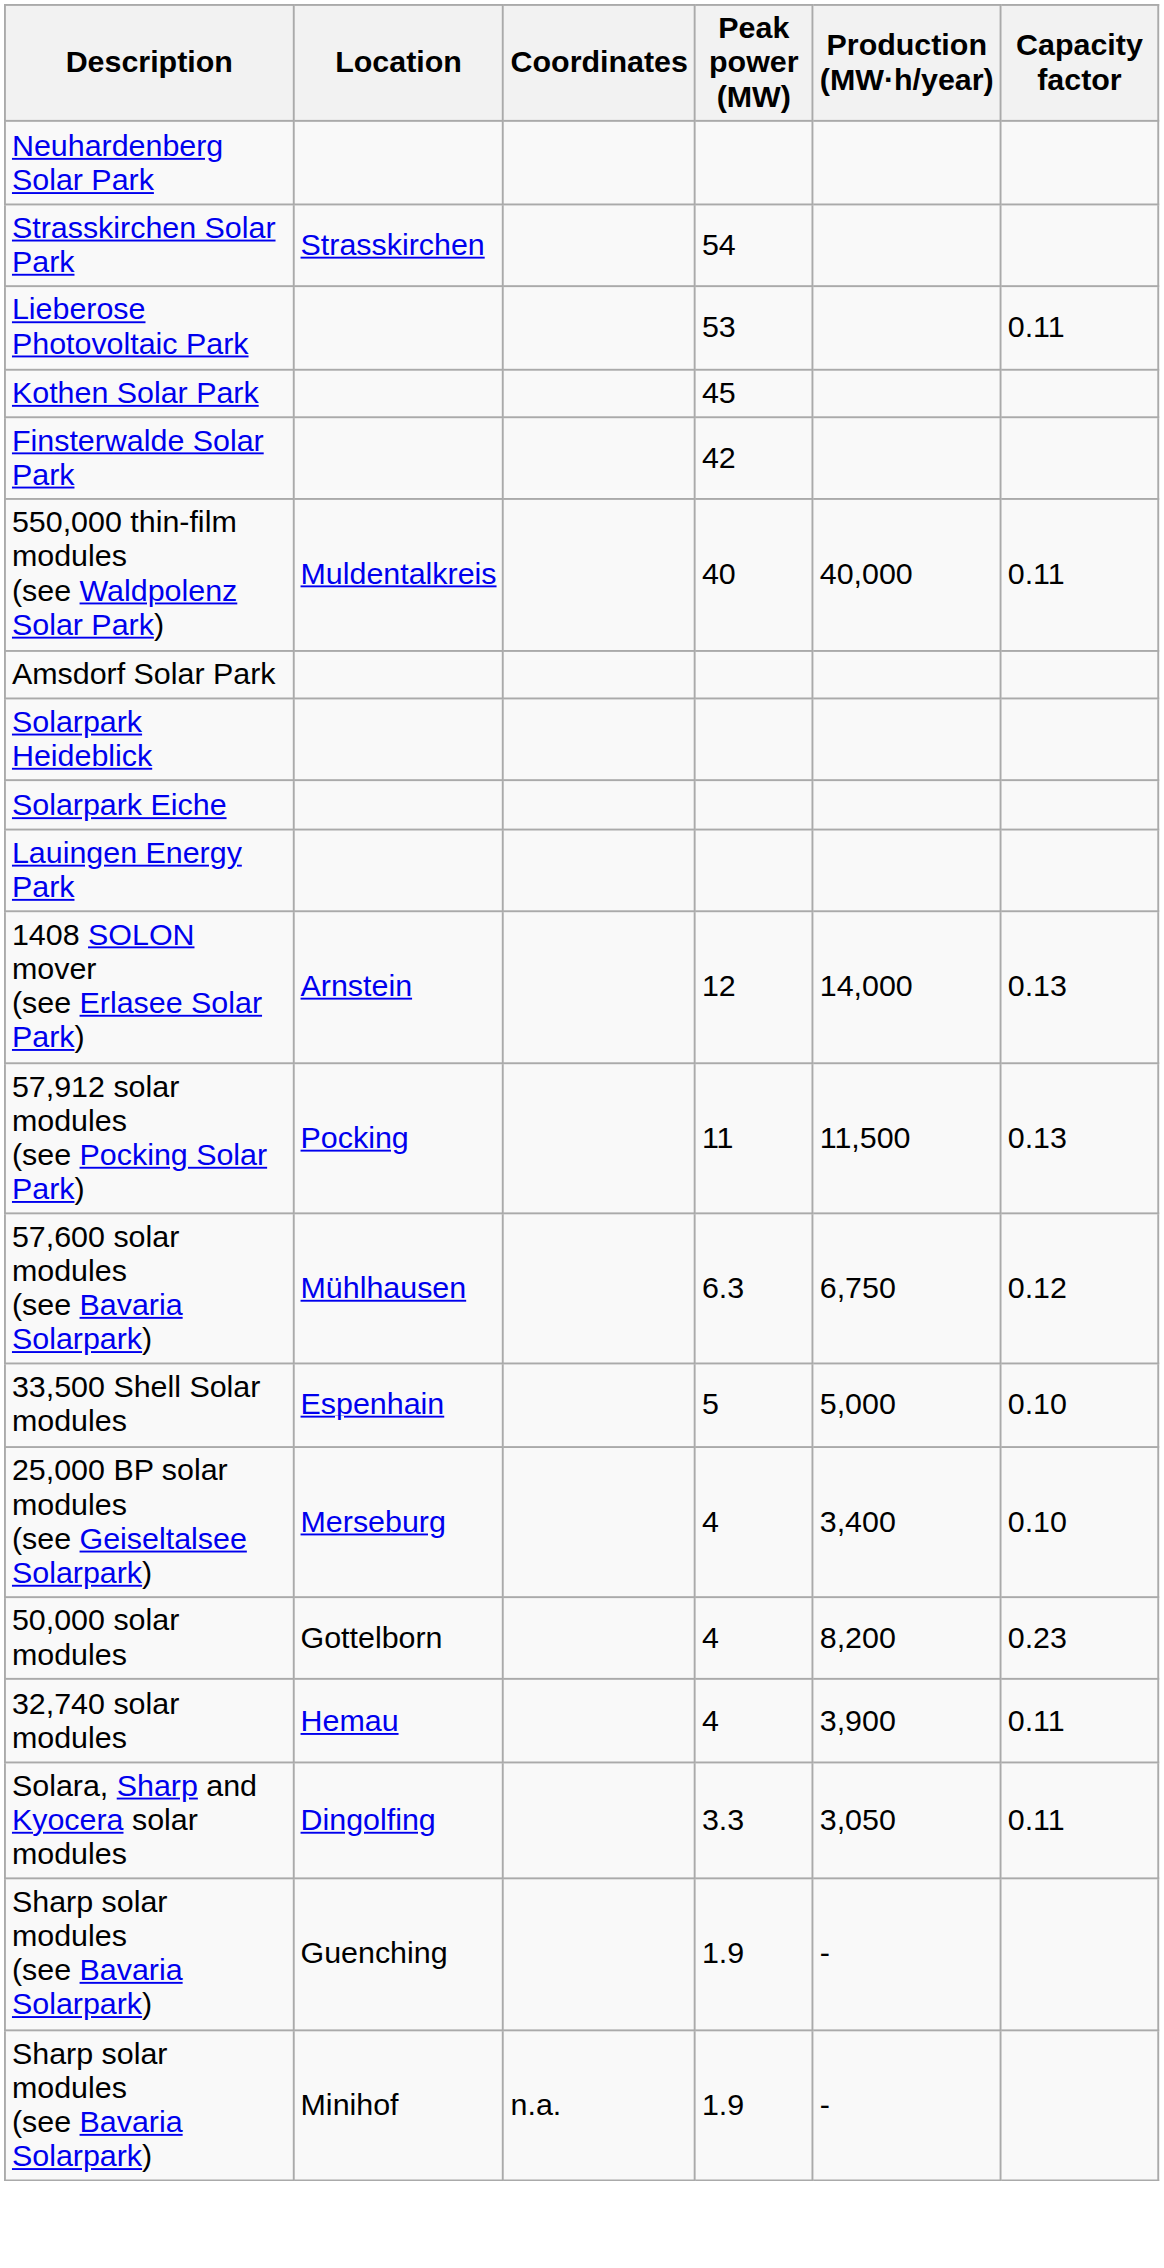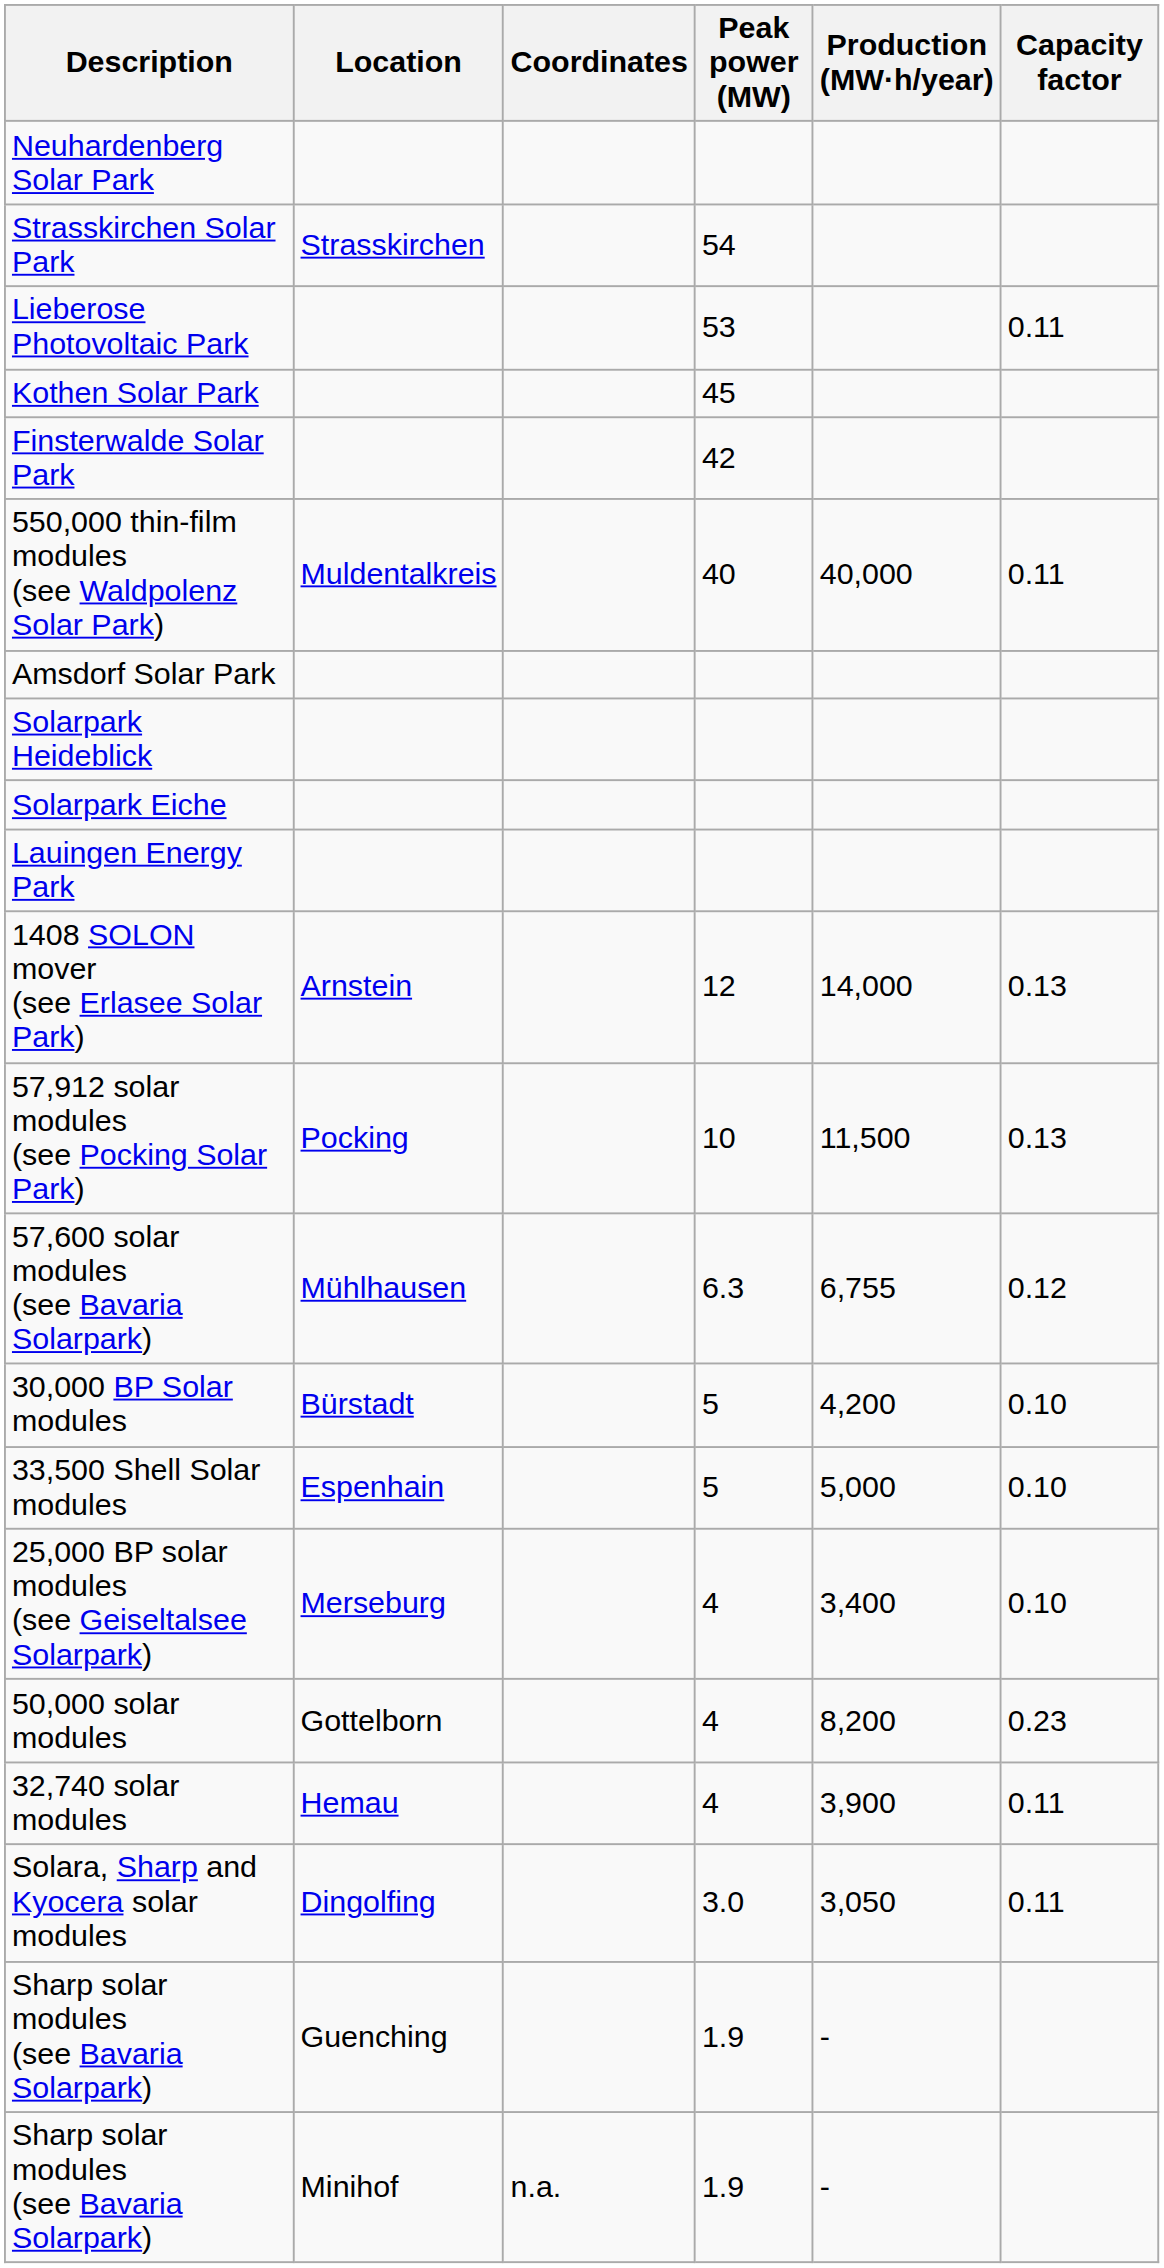(718, 1137) 11 -> (719, 1137) 10
(858, 1288) 6,750 -> (858, 1288) 6,755
+ row: (122, 1404)
(723, 1819) 3.3 -> (723, 1902) 3.0
